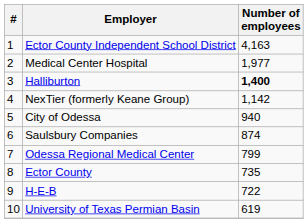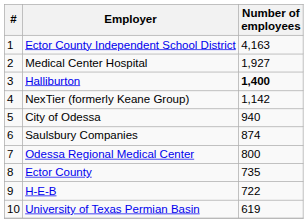(256, 63) 1,977 -> (256, 63) 1,927
(251, 154) 799 -> (251, 154) 800
